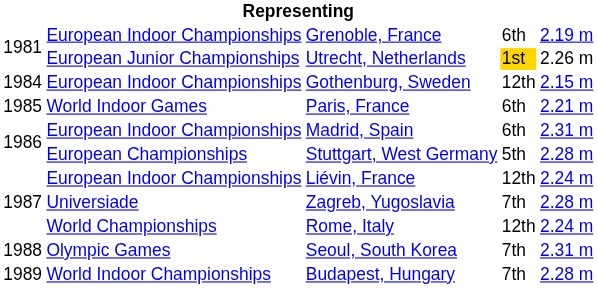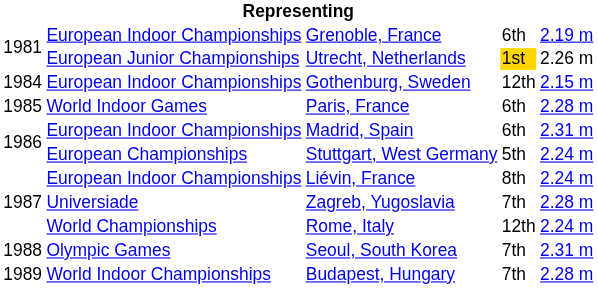(567, 106) 2.21 m -> (567, 106) 2.28 m
(567, 154) 2.28 m -> (567, 154) 2.24 m
(519, 178) 12th -> (514, 178) 8th
